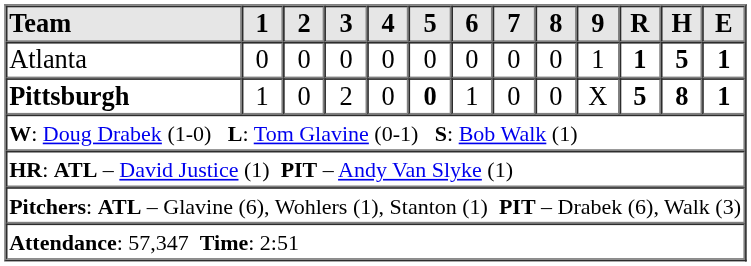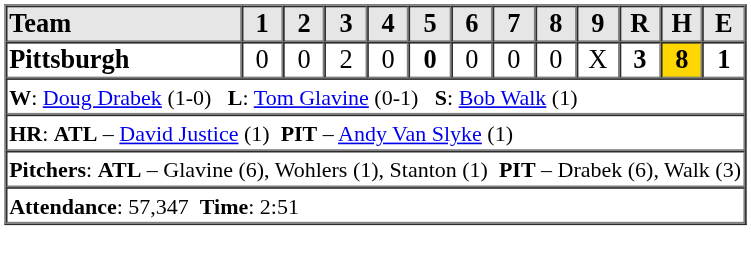- row: (48, 59)
(262, 96) 1 -> (262, 59) 0
(472, 96) 1 -> (472, 59) 0
(640, 96) 5 -> (640, 59) 3
(682, 96) no background -> (682, 59) gold background
